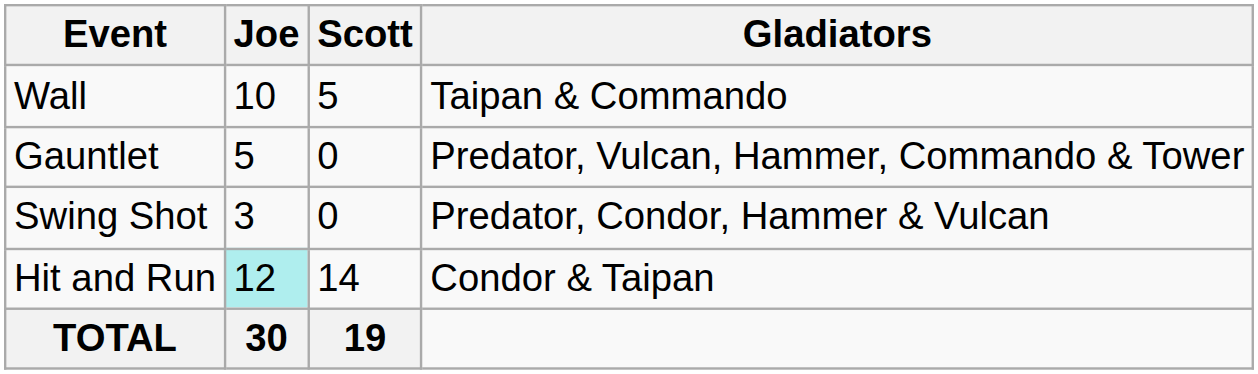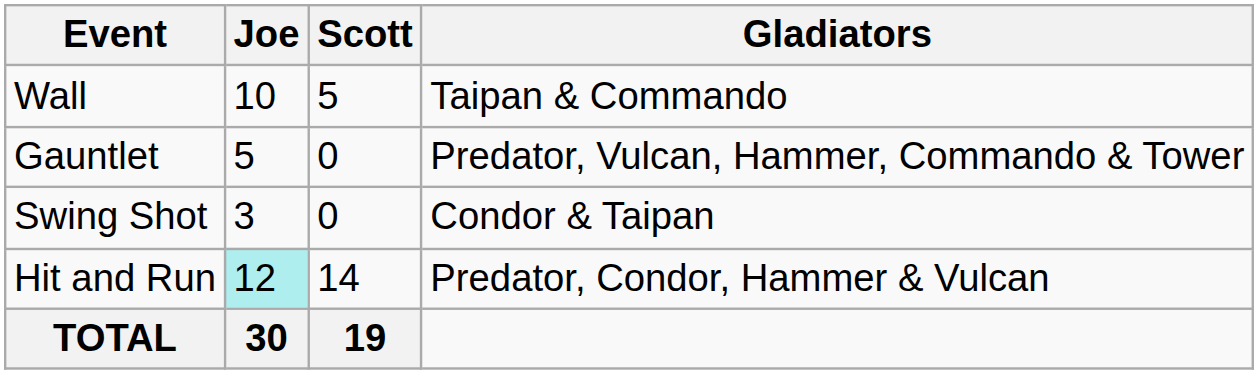(740, 216) Predator, Condor, Hammer & Vulcan -> (572, 216) Condor & Taipan
(572, 277) Condor & Taipan -> (740, 277) Predator, Condor, Hammer & Vulcan
